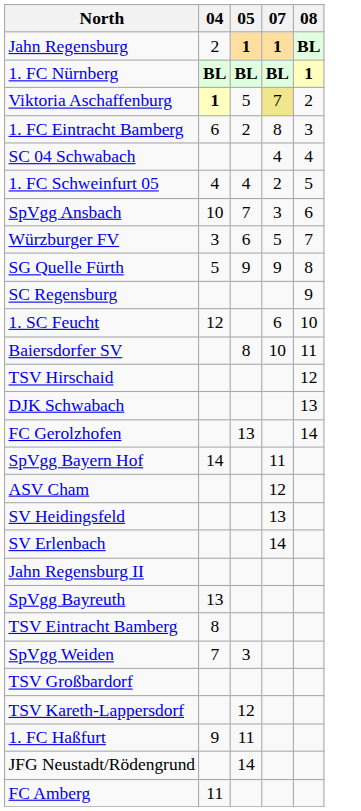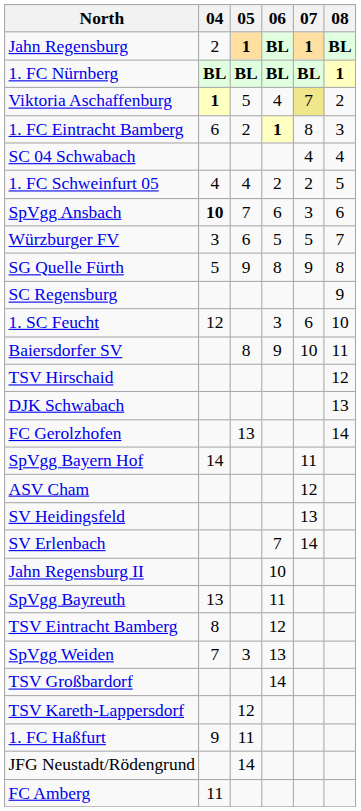+ column: (277, 18)
(215, 211) normal -> (215, 211) bold
